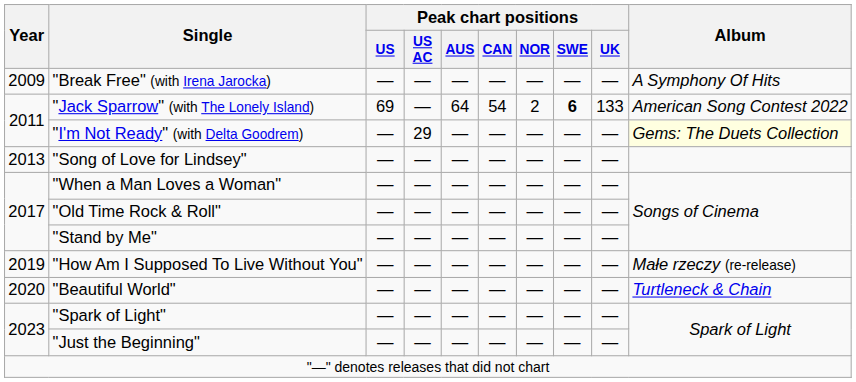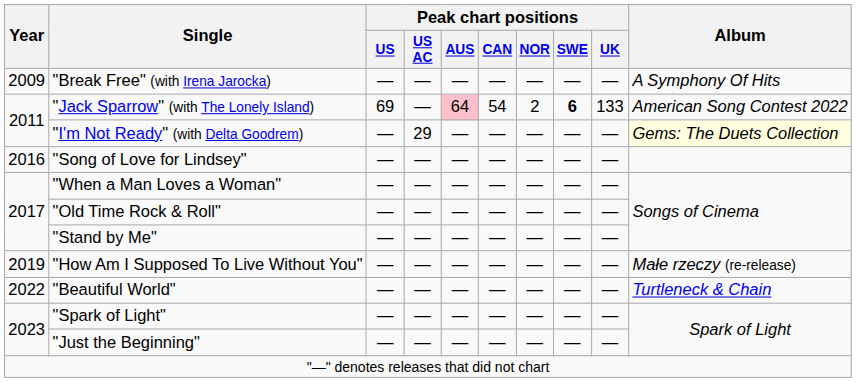(460, 107) no background -> (460, 107) pink background
(27, 159) 2013 -> (27, 159) 2016
(27, 290) 2020 -> (27, 290) 2022
